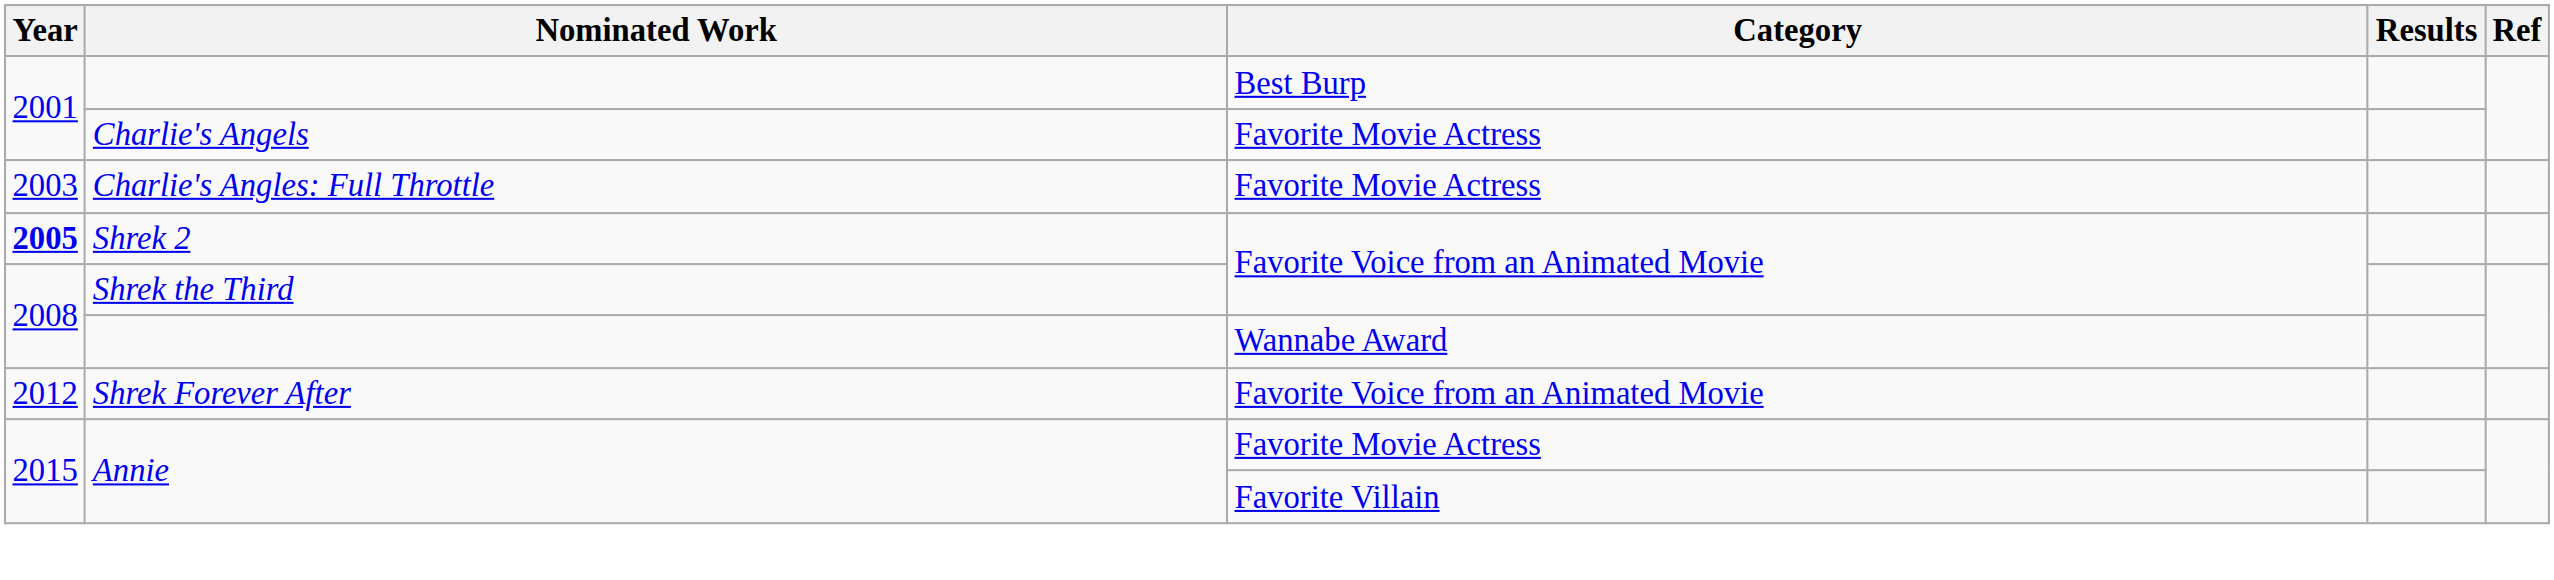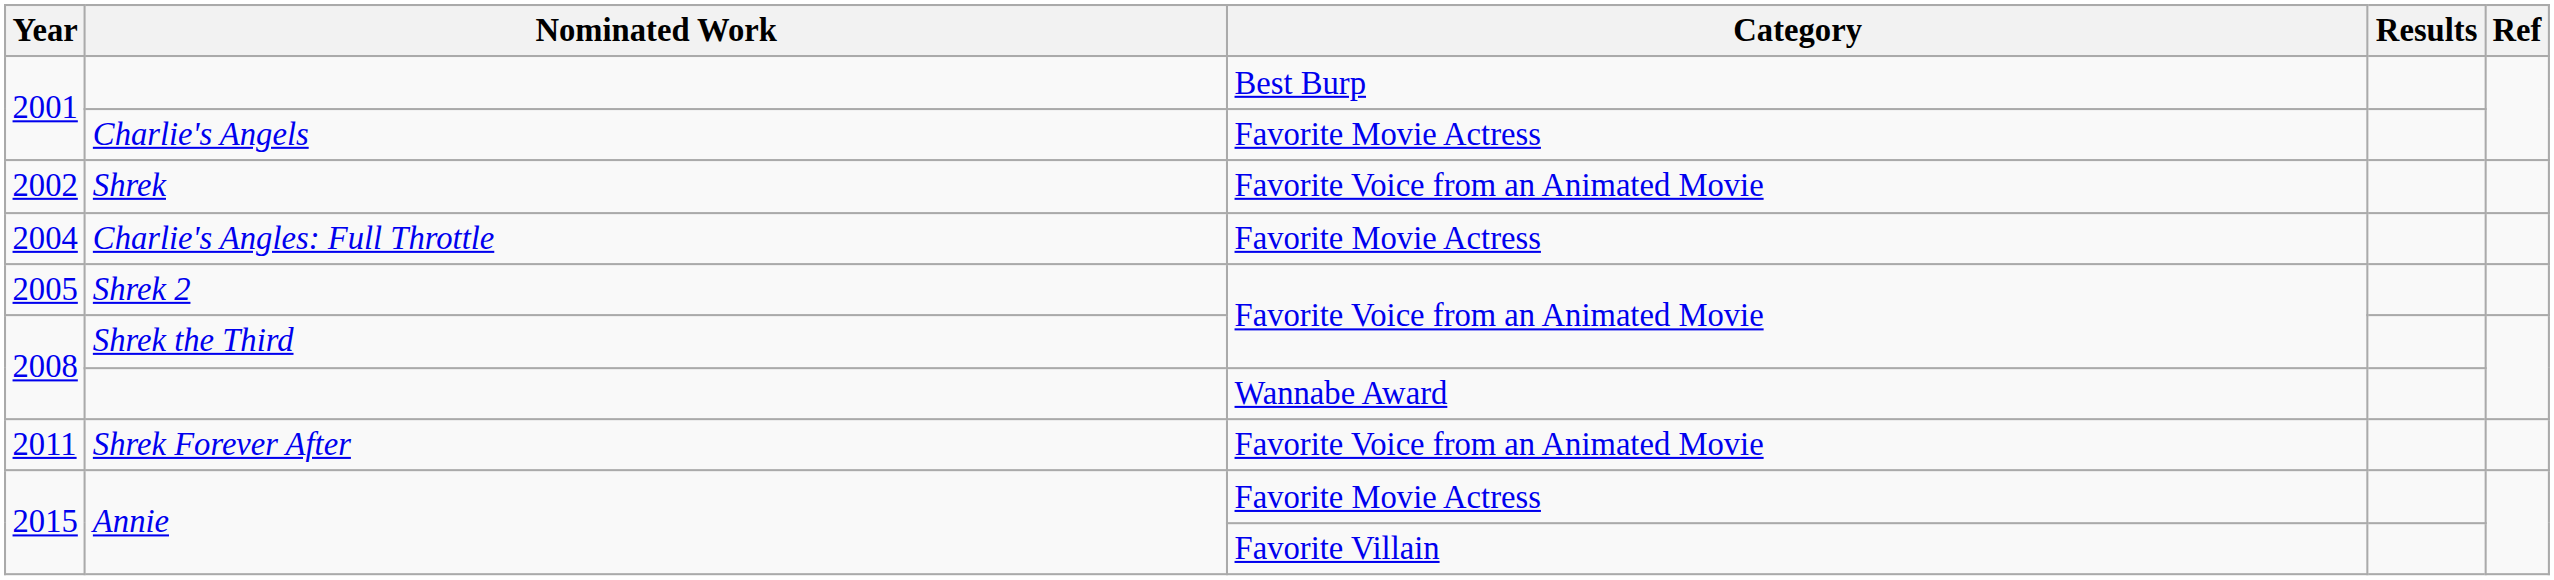+ row: (129, 185)
(45, 185) 2003 -> (45, 237) 2004
(45, 237) bold -> (45, 289) normal
(45, 392) 2012 -> (45, 444) 2011
